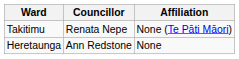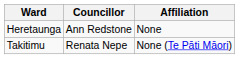rows swapped: (34, 45) <-> (26, 29)
